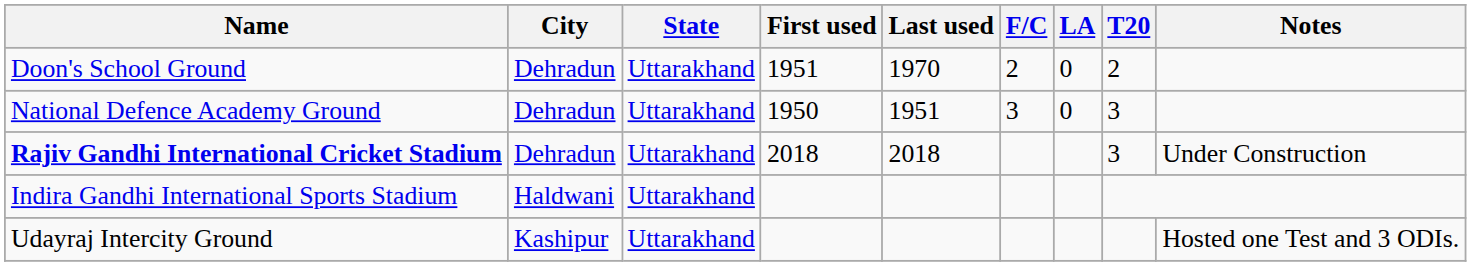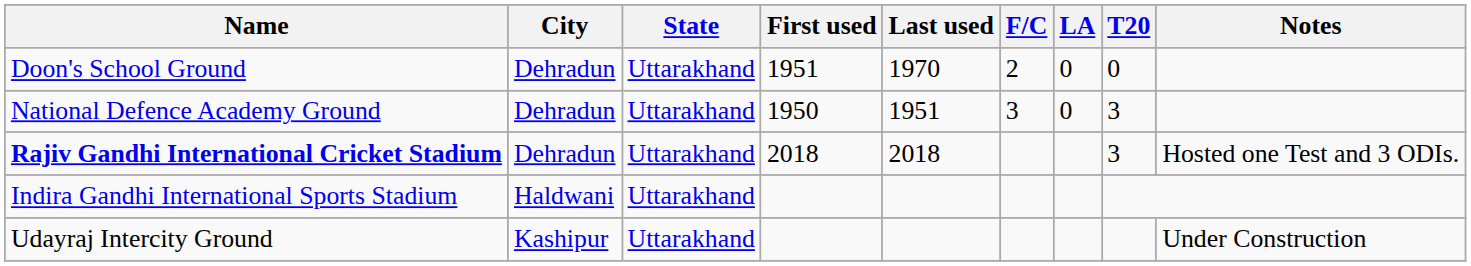(1114, 68) 2 -> (1114, 68) 0
(1264, 153) Under Construction -> (1311, 153) Hosted one Test and 3 ODIs.
(1311, 238) Hosted one Test and 3 ODIs. -> (1264, 238) Under Construction
